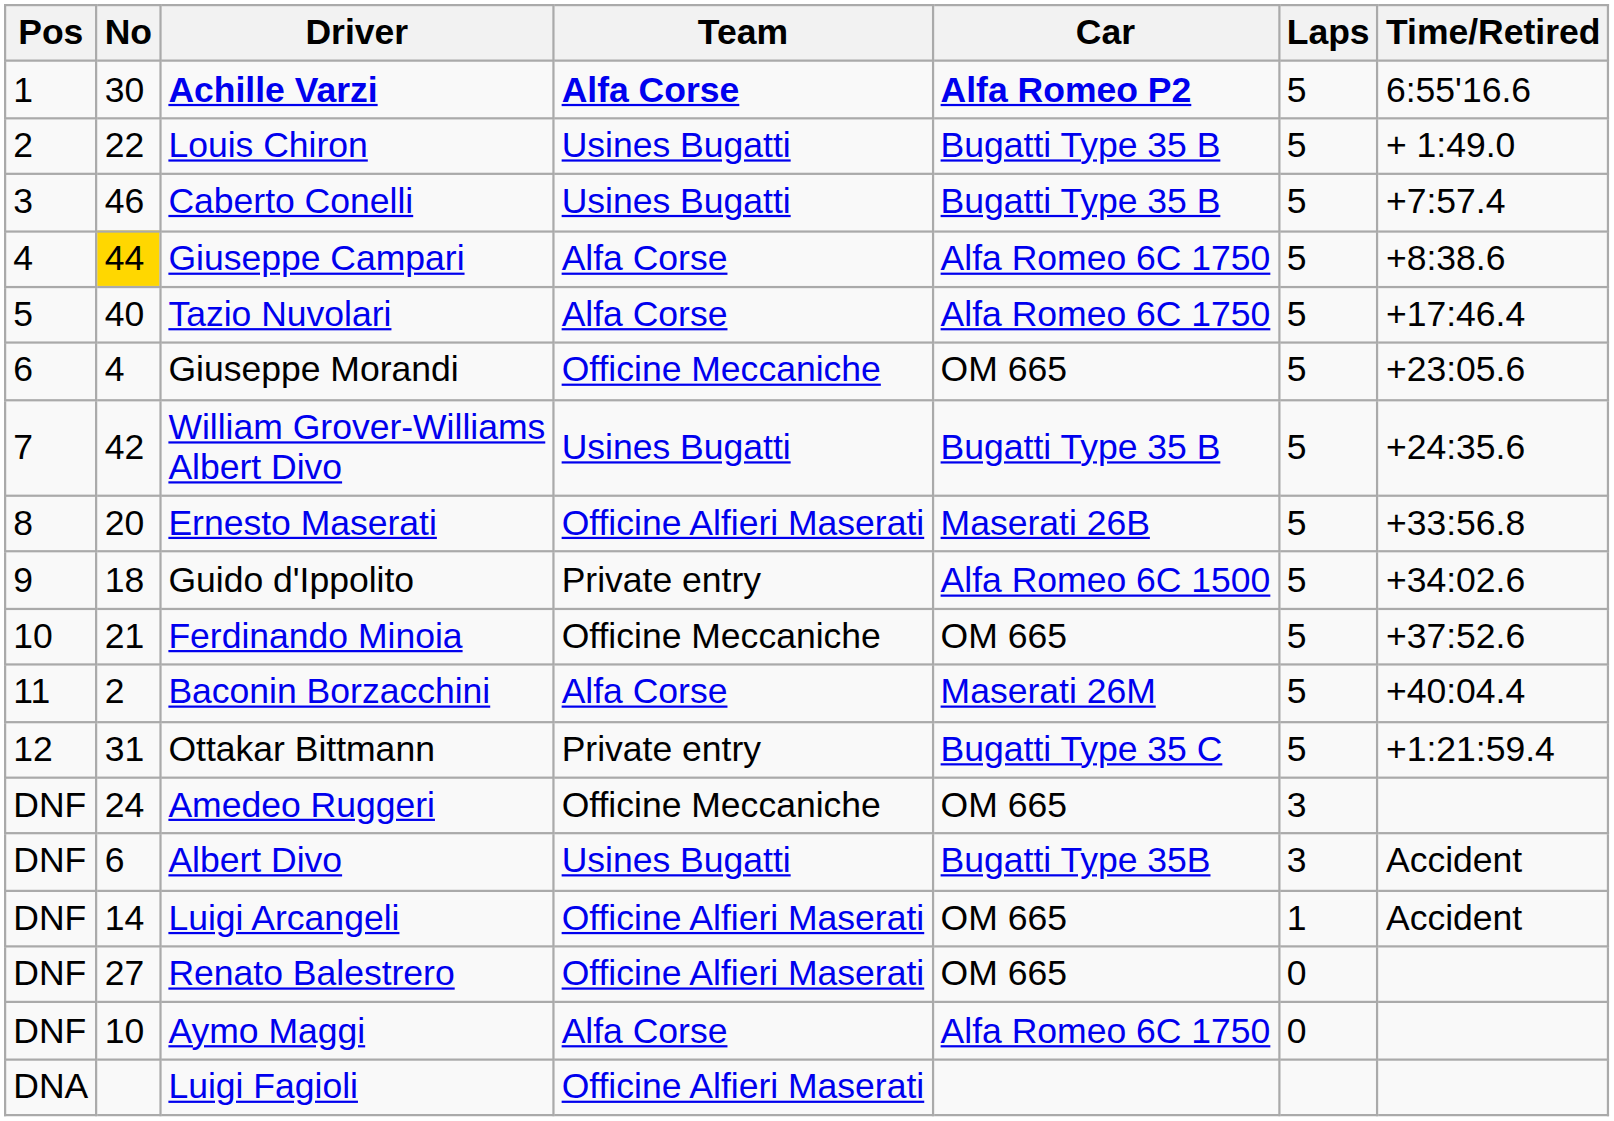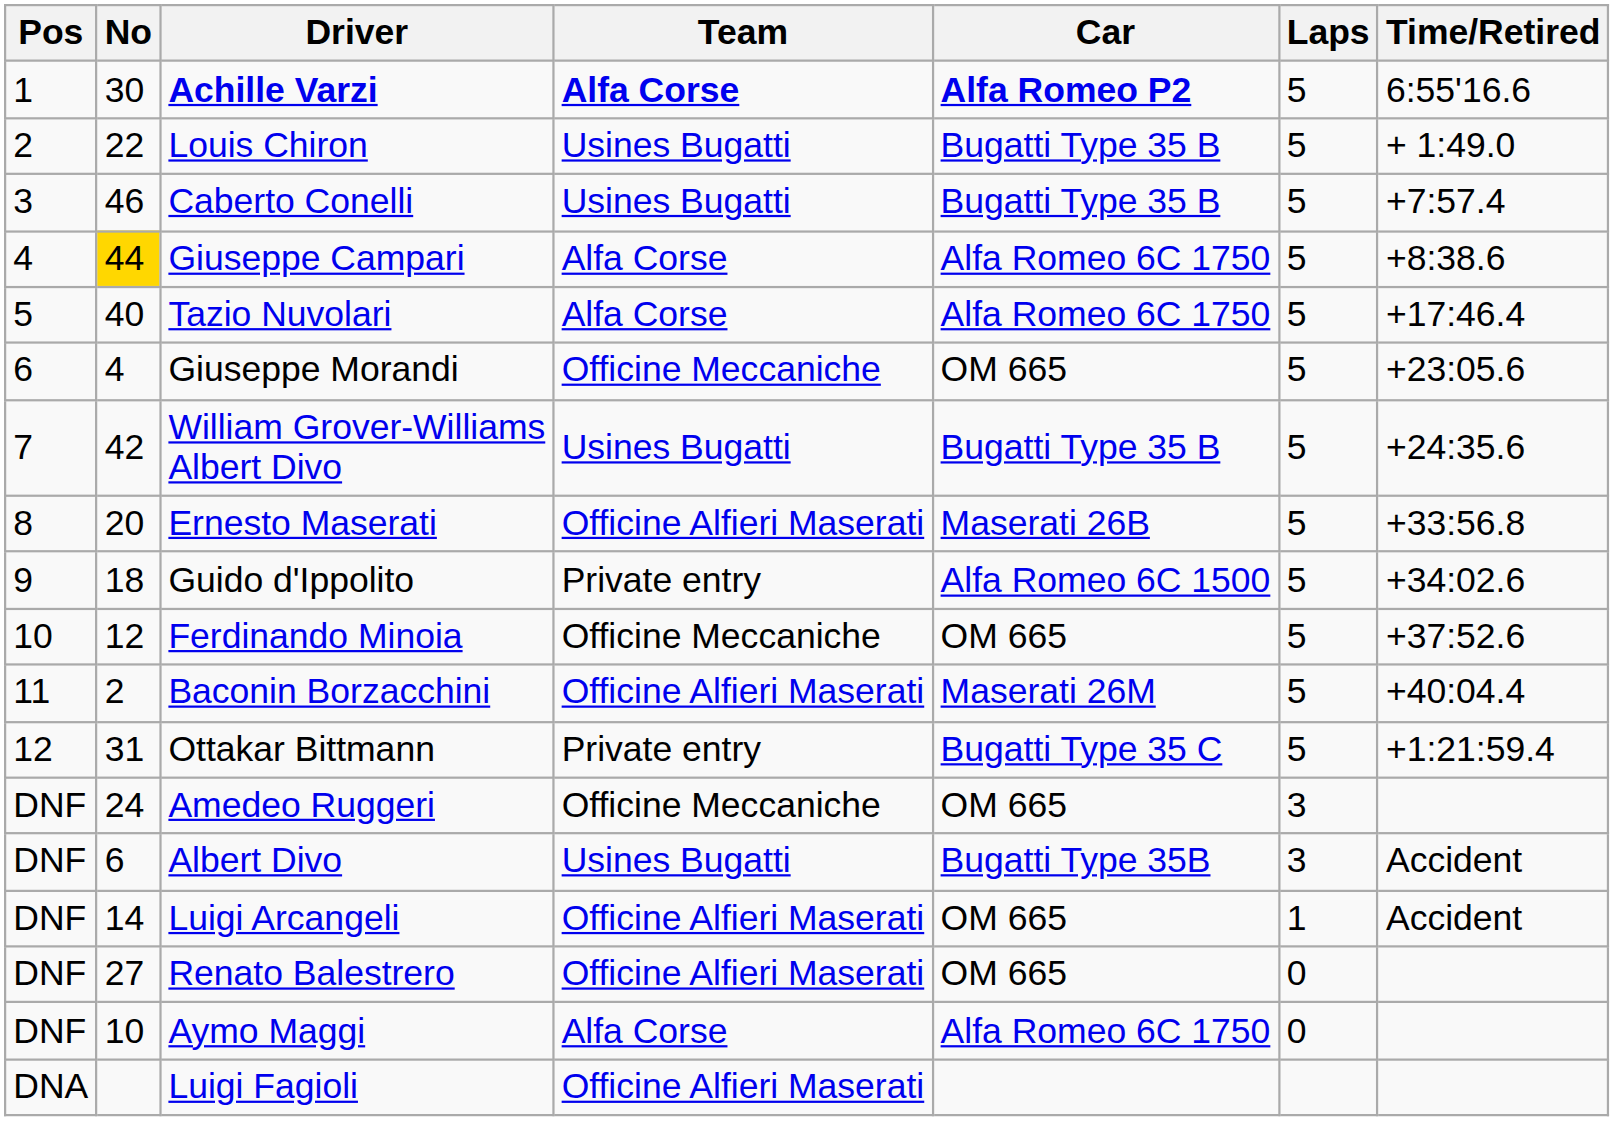(124, 635) 21 -> (124, 635) 12
(645, 692) Alfa Corse -> (743, 692) Officine Alfieri Maserati
